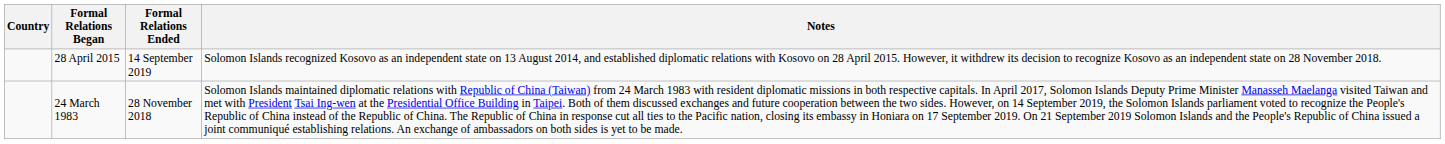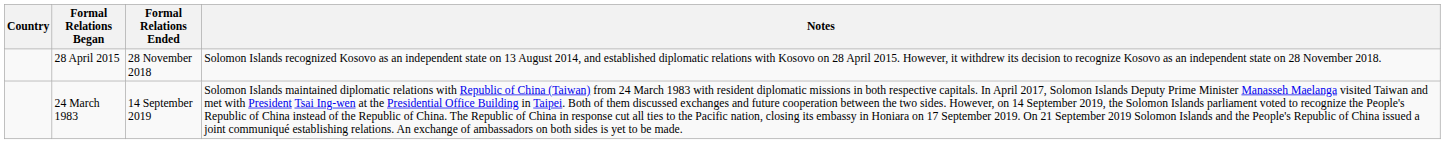(160, 65) 14 September 2019 -> (160, 65) 28 November 2018
(160, 109) 28 November 2018 -> (160, 109) 14 September 2019
